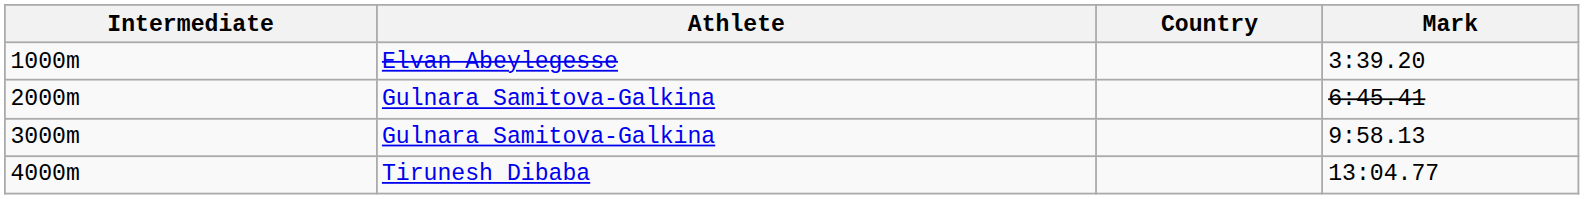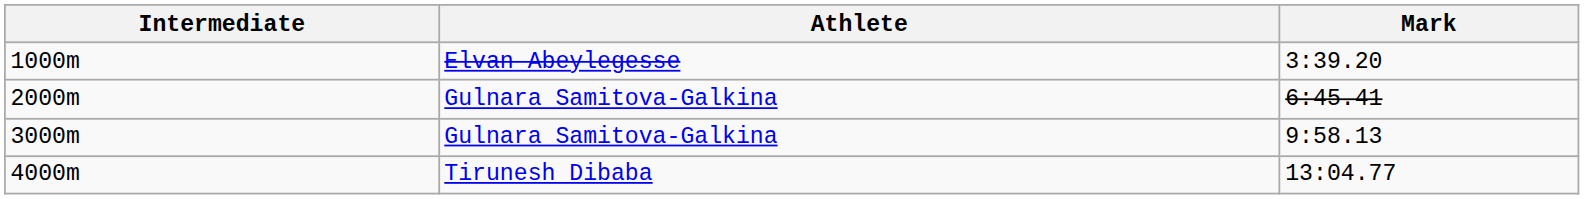- column: (1209, 24)
